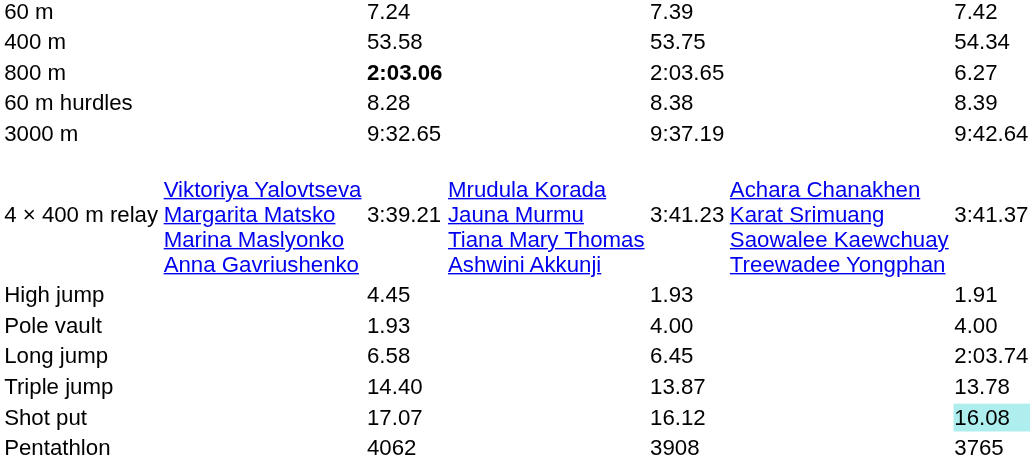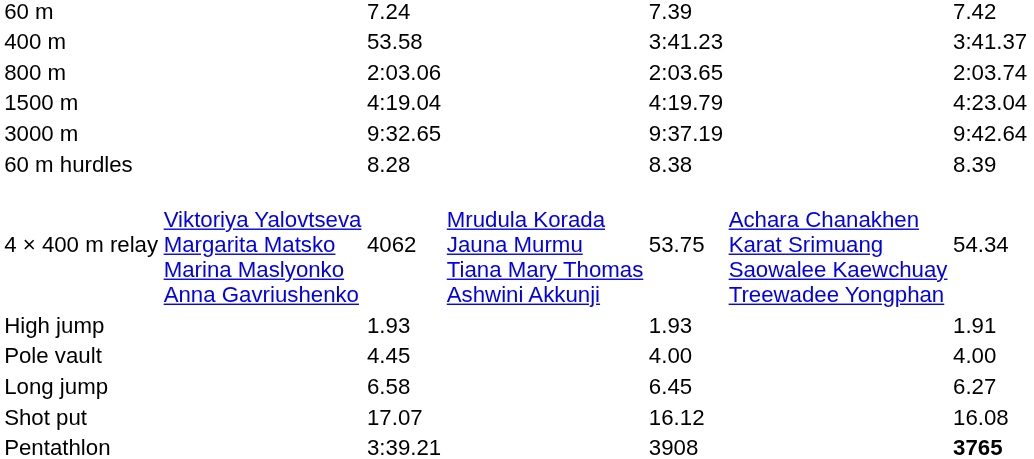(678, 42) 53.75 -> (686, 42) 3:41.23
(982, 42) 54.34 -> (990, 42) 3:41.37
(405, 72) bold -> (404, 72) normal
(976, 72) 6.27 -> (990, 72) 2:03.74
+ row: (41, 103)
rows swapped: (41, 133) <-> (68, 103)
(404, 214) 3:39.21 -> (392, 245) 4062
(687, 214) 3:41.23 -> (677, 245) 53.75
(991, 214) 3:41.37 -> (981, 245) 54.34
(389, 295) 4.45 -> (389, 325) 1.93
(389, 325) 1.93 -> (389, 356) 4.45
(991, 356) 2:03.74 -> (975, 386) 6.27
- row: (59, 386)
(982, 417) paleturquoise background -> (981, 417) no background
(392, 447) 4062 -> (404, 447) 3:39.21
(979, 447) normal -> (978, 447) bold
